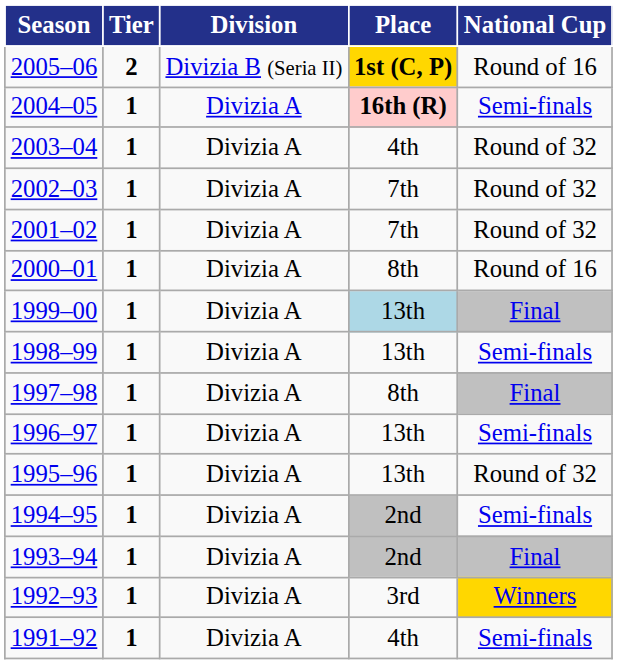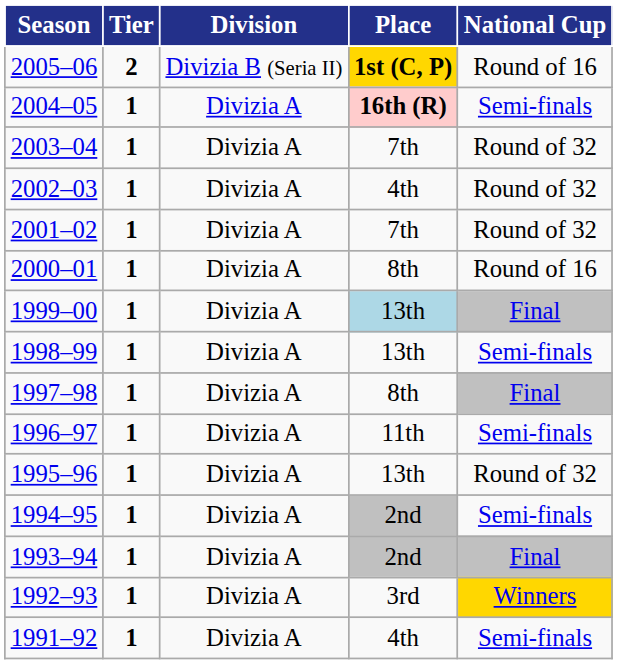(403, 147) 4th -> (403, 147) 7th
(403, 188) 7th -> (403, 188) 4th
(403, 433) 13th -> (403, 433) 11th
